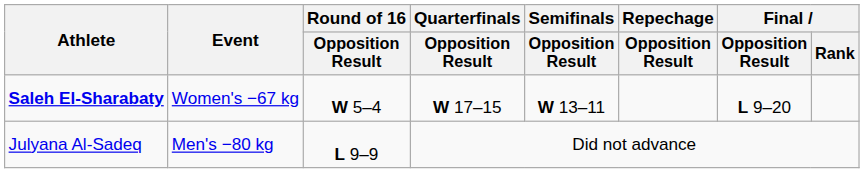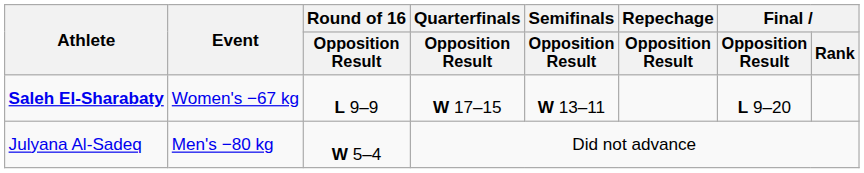(356, 108) W 5–4 -> (356, 108) L 9–9
(356, 154) L 9–9 -> (356, 154) W 5–4
